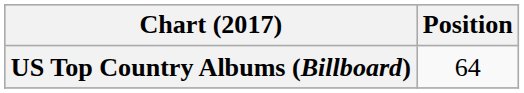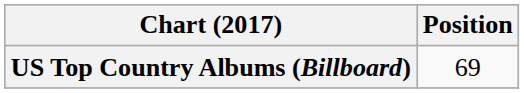(468, 66) 64 -> (468, 66) 69
